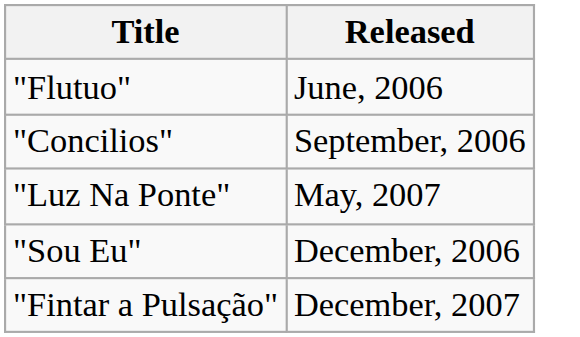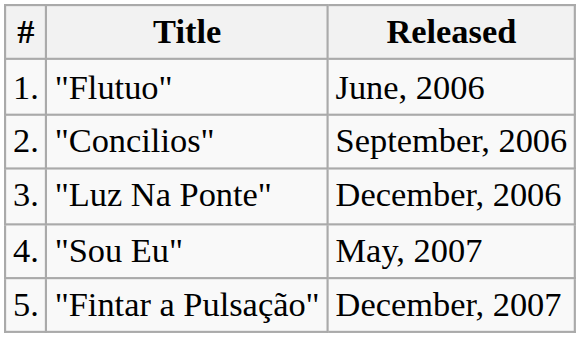+ column: (26, 31)
(367, 195) May, 2007 -> (449, 195) December, 2006
(407, 250) December, 2006 -> (409, 250) May, 2007
